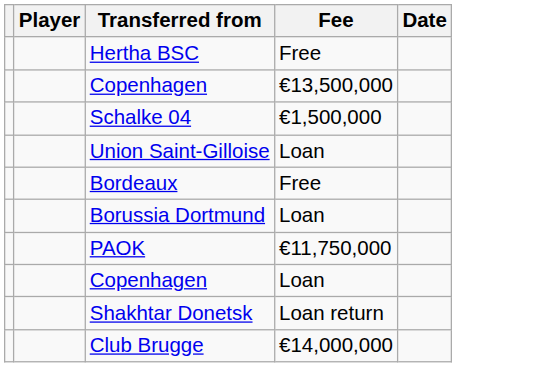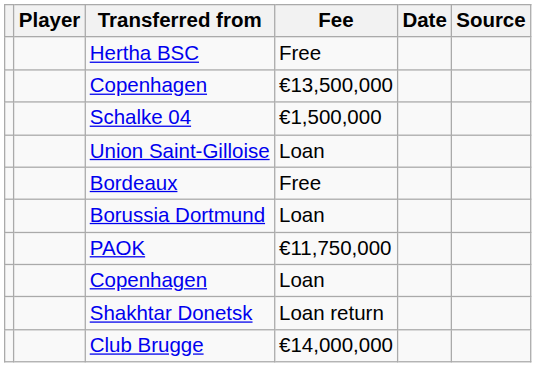+ column: (491, 20)
